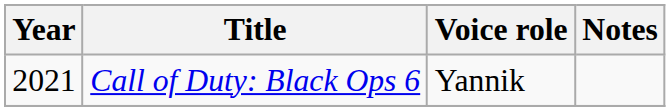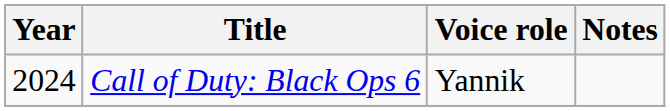(44, 79) 2021 -> (44, 79) 2024
